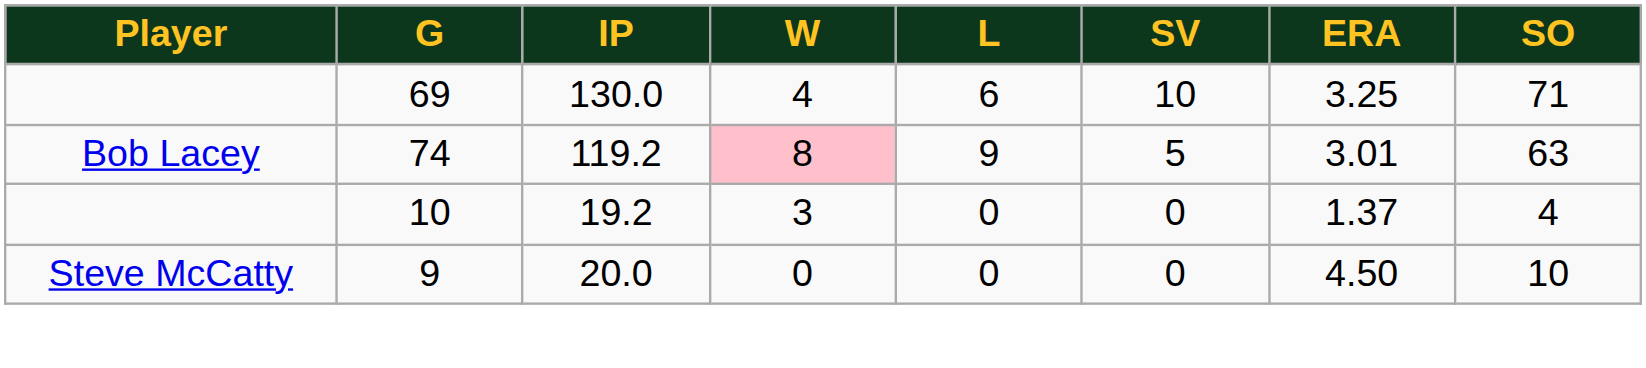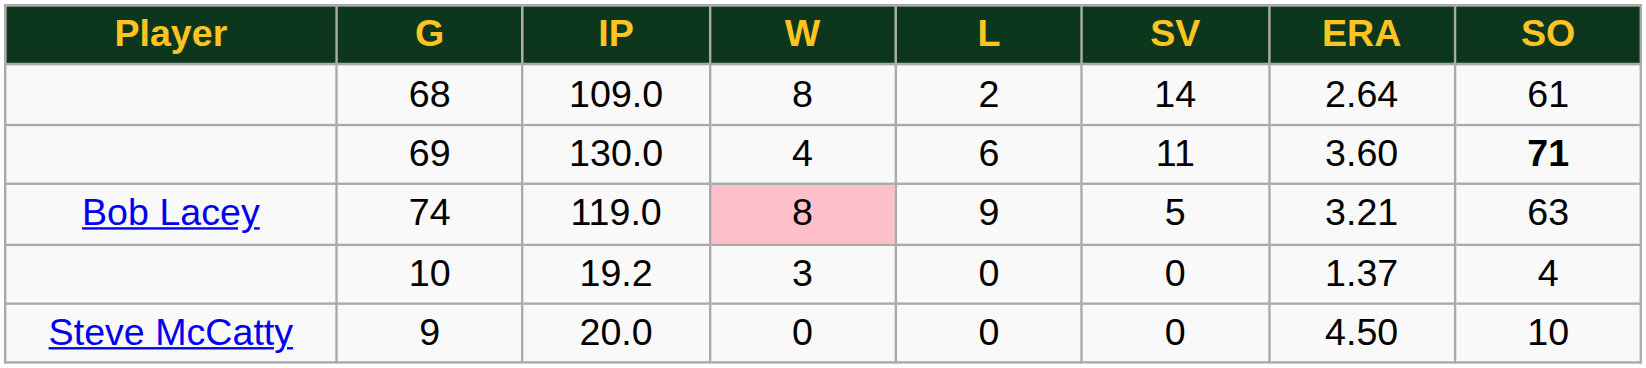+ row: (430, 93)
(1175, 93) 10 -> (1175, 153) 11
(1362, 93) 3.25 -> (1362, 153) 3.60
(1548, 93) normal -> (1548, 153) bold
(616, 153) 119.2 -> (616, 213) 119.0
(1362, 153) 3.01 -> (1362, 213) 3.21
